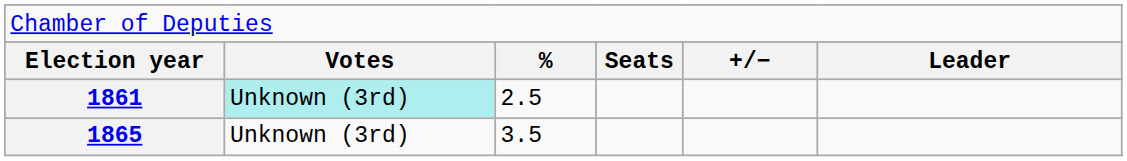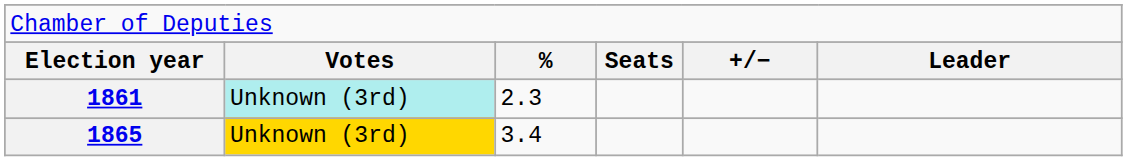(521, 99) 2.5 -> (521, 99) 2.3
(320, 136) no background -> (320, 136) gold background
(521, 136) 3.5 -> (521, 136) 3.4
